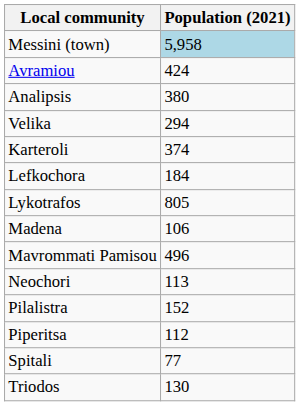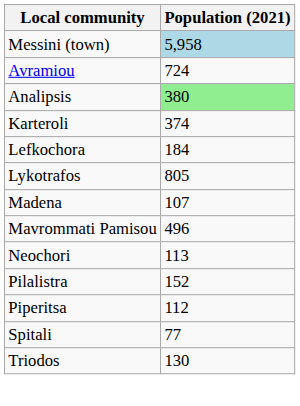(177, 70) 424 -> (177, 70) 724
(177, 96) no background -> (177, 96) lightgreen background
- row: (30, 123)
(177, 228) 106 -> (177, 202) 107
